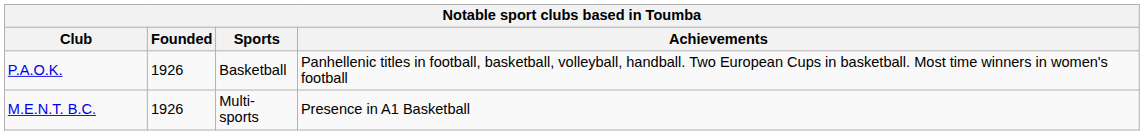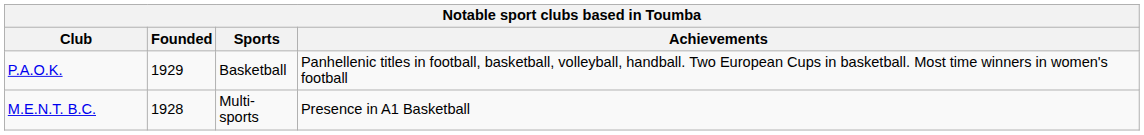(167, 70) 1926 -> (167, 70) 1929
(167, 109) 1926 -> (167, 109) 1928
